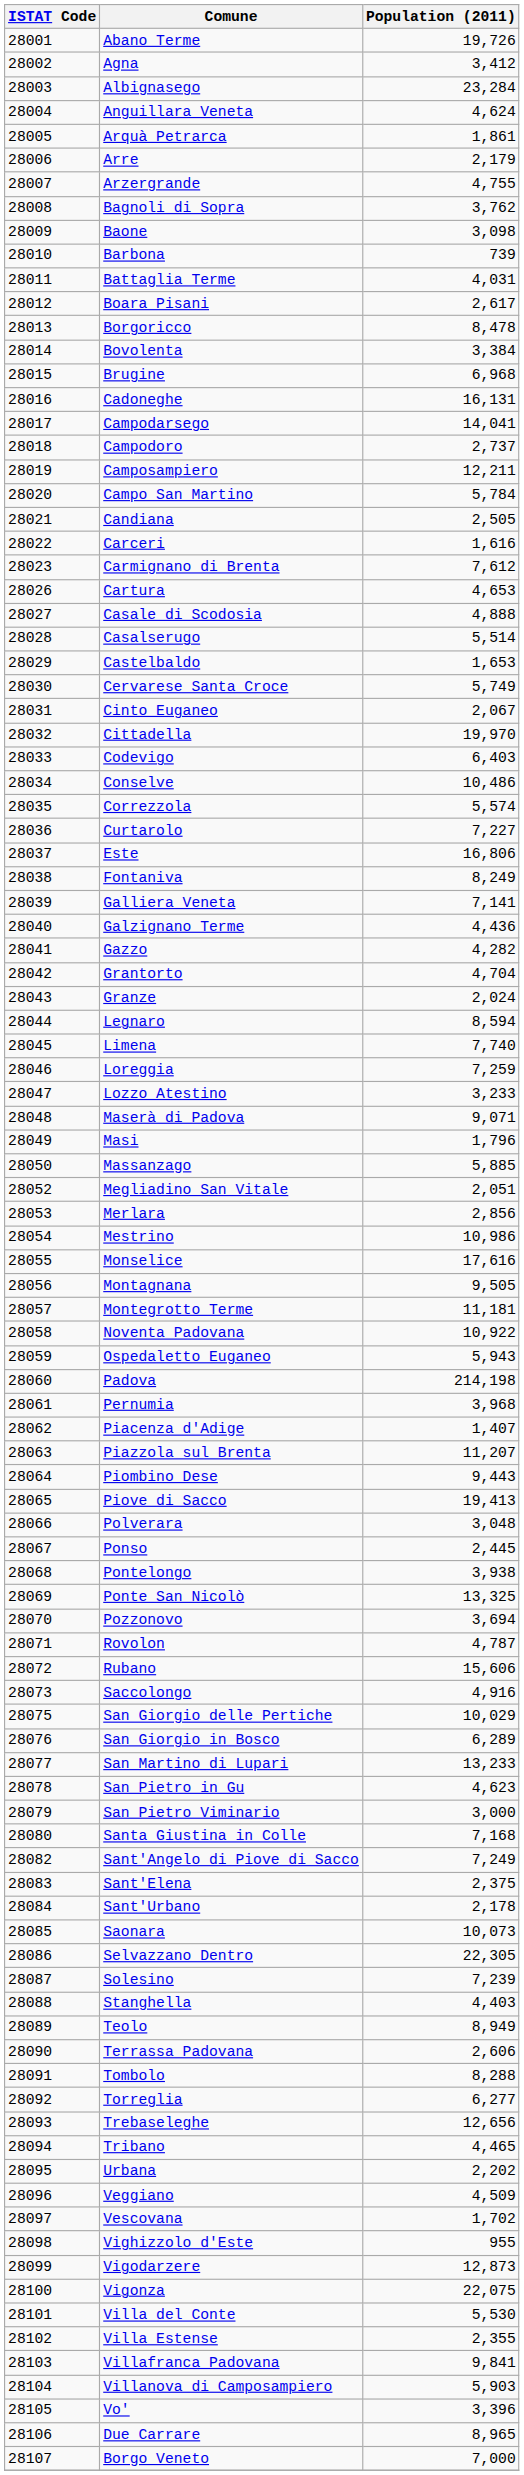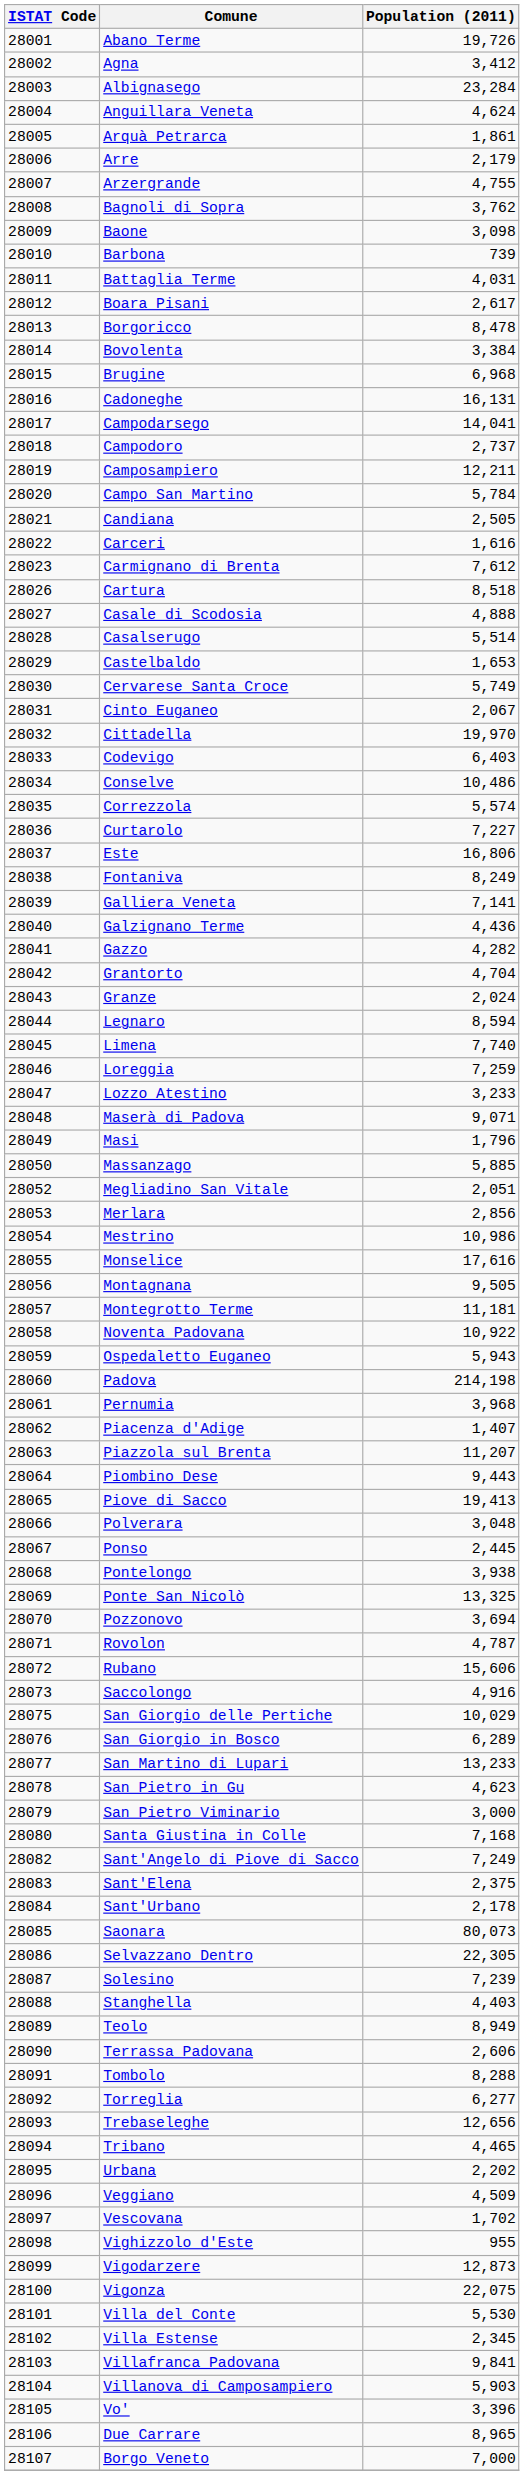(494, 591) 4,653 -> (494, 591) 8,518
(489, 1932) 10,073 -> (489, 1932) 80,073
(494, 2339) 2,355 -> (494, 2339) 2,345
